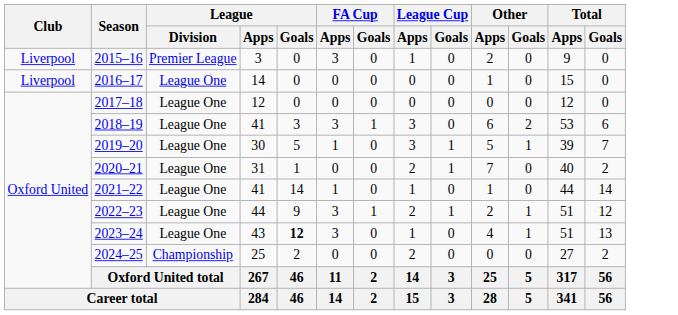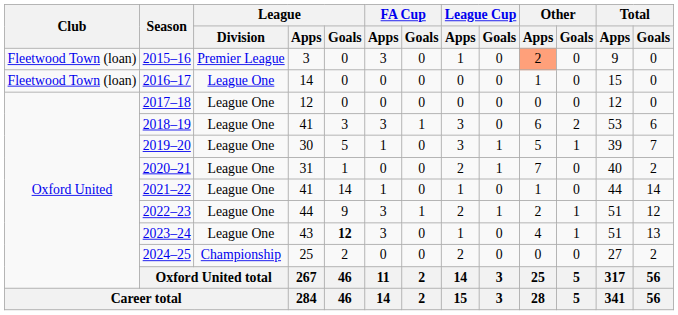(48, 59) Liverpool -> (72, 59) Fleetwood Town (loan)
(490, 59) no background -> (538, 59) lightsalmon background
(48, 80) Liverpool -> (72, 80) Fleetwood Town (loan)
